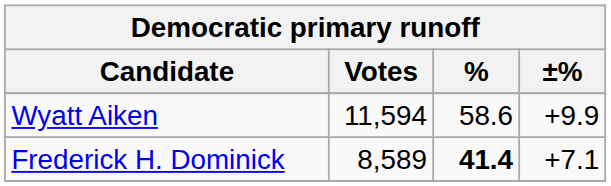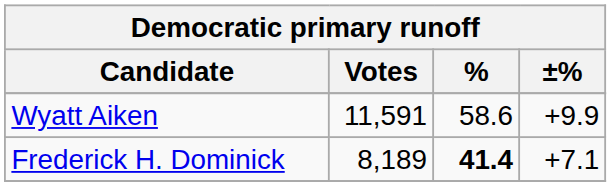(385, 116) 11,594 -> (385, 116) 11,591
(392, 160) 8,589 -> (392, 160) 8,189
